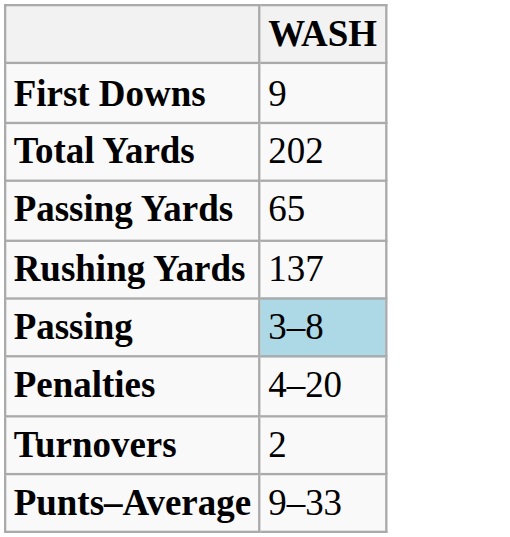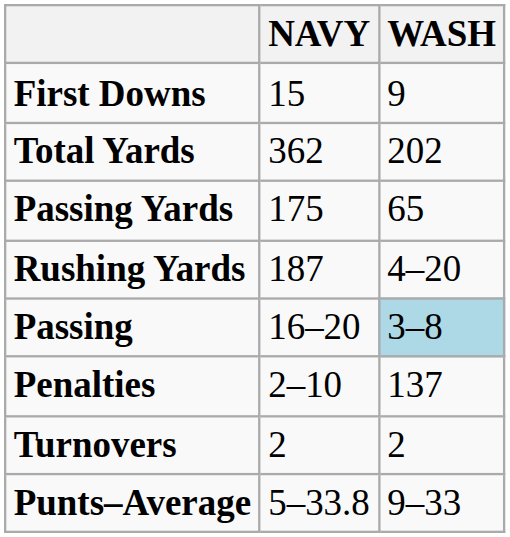+ column: (319, 33)
(296, 268) 137 -> (424, 268) 4–20
(305, 385) 4–20 -> (415, 385) 137
